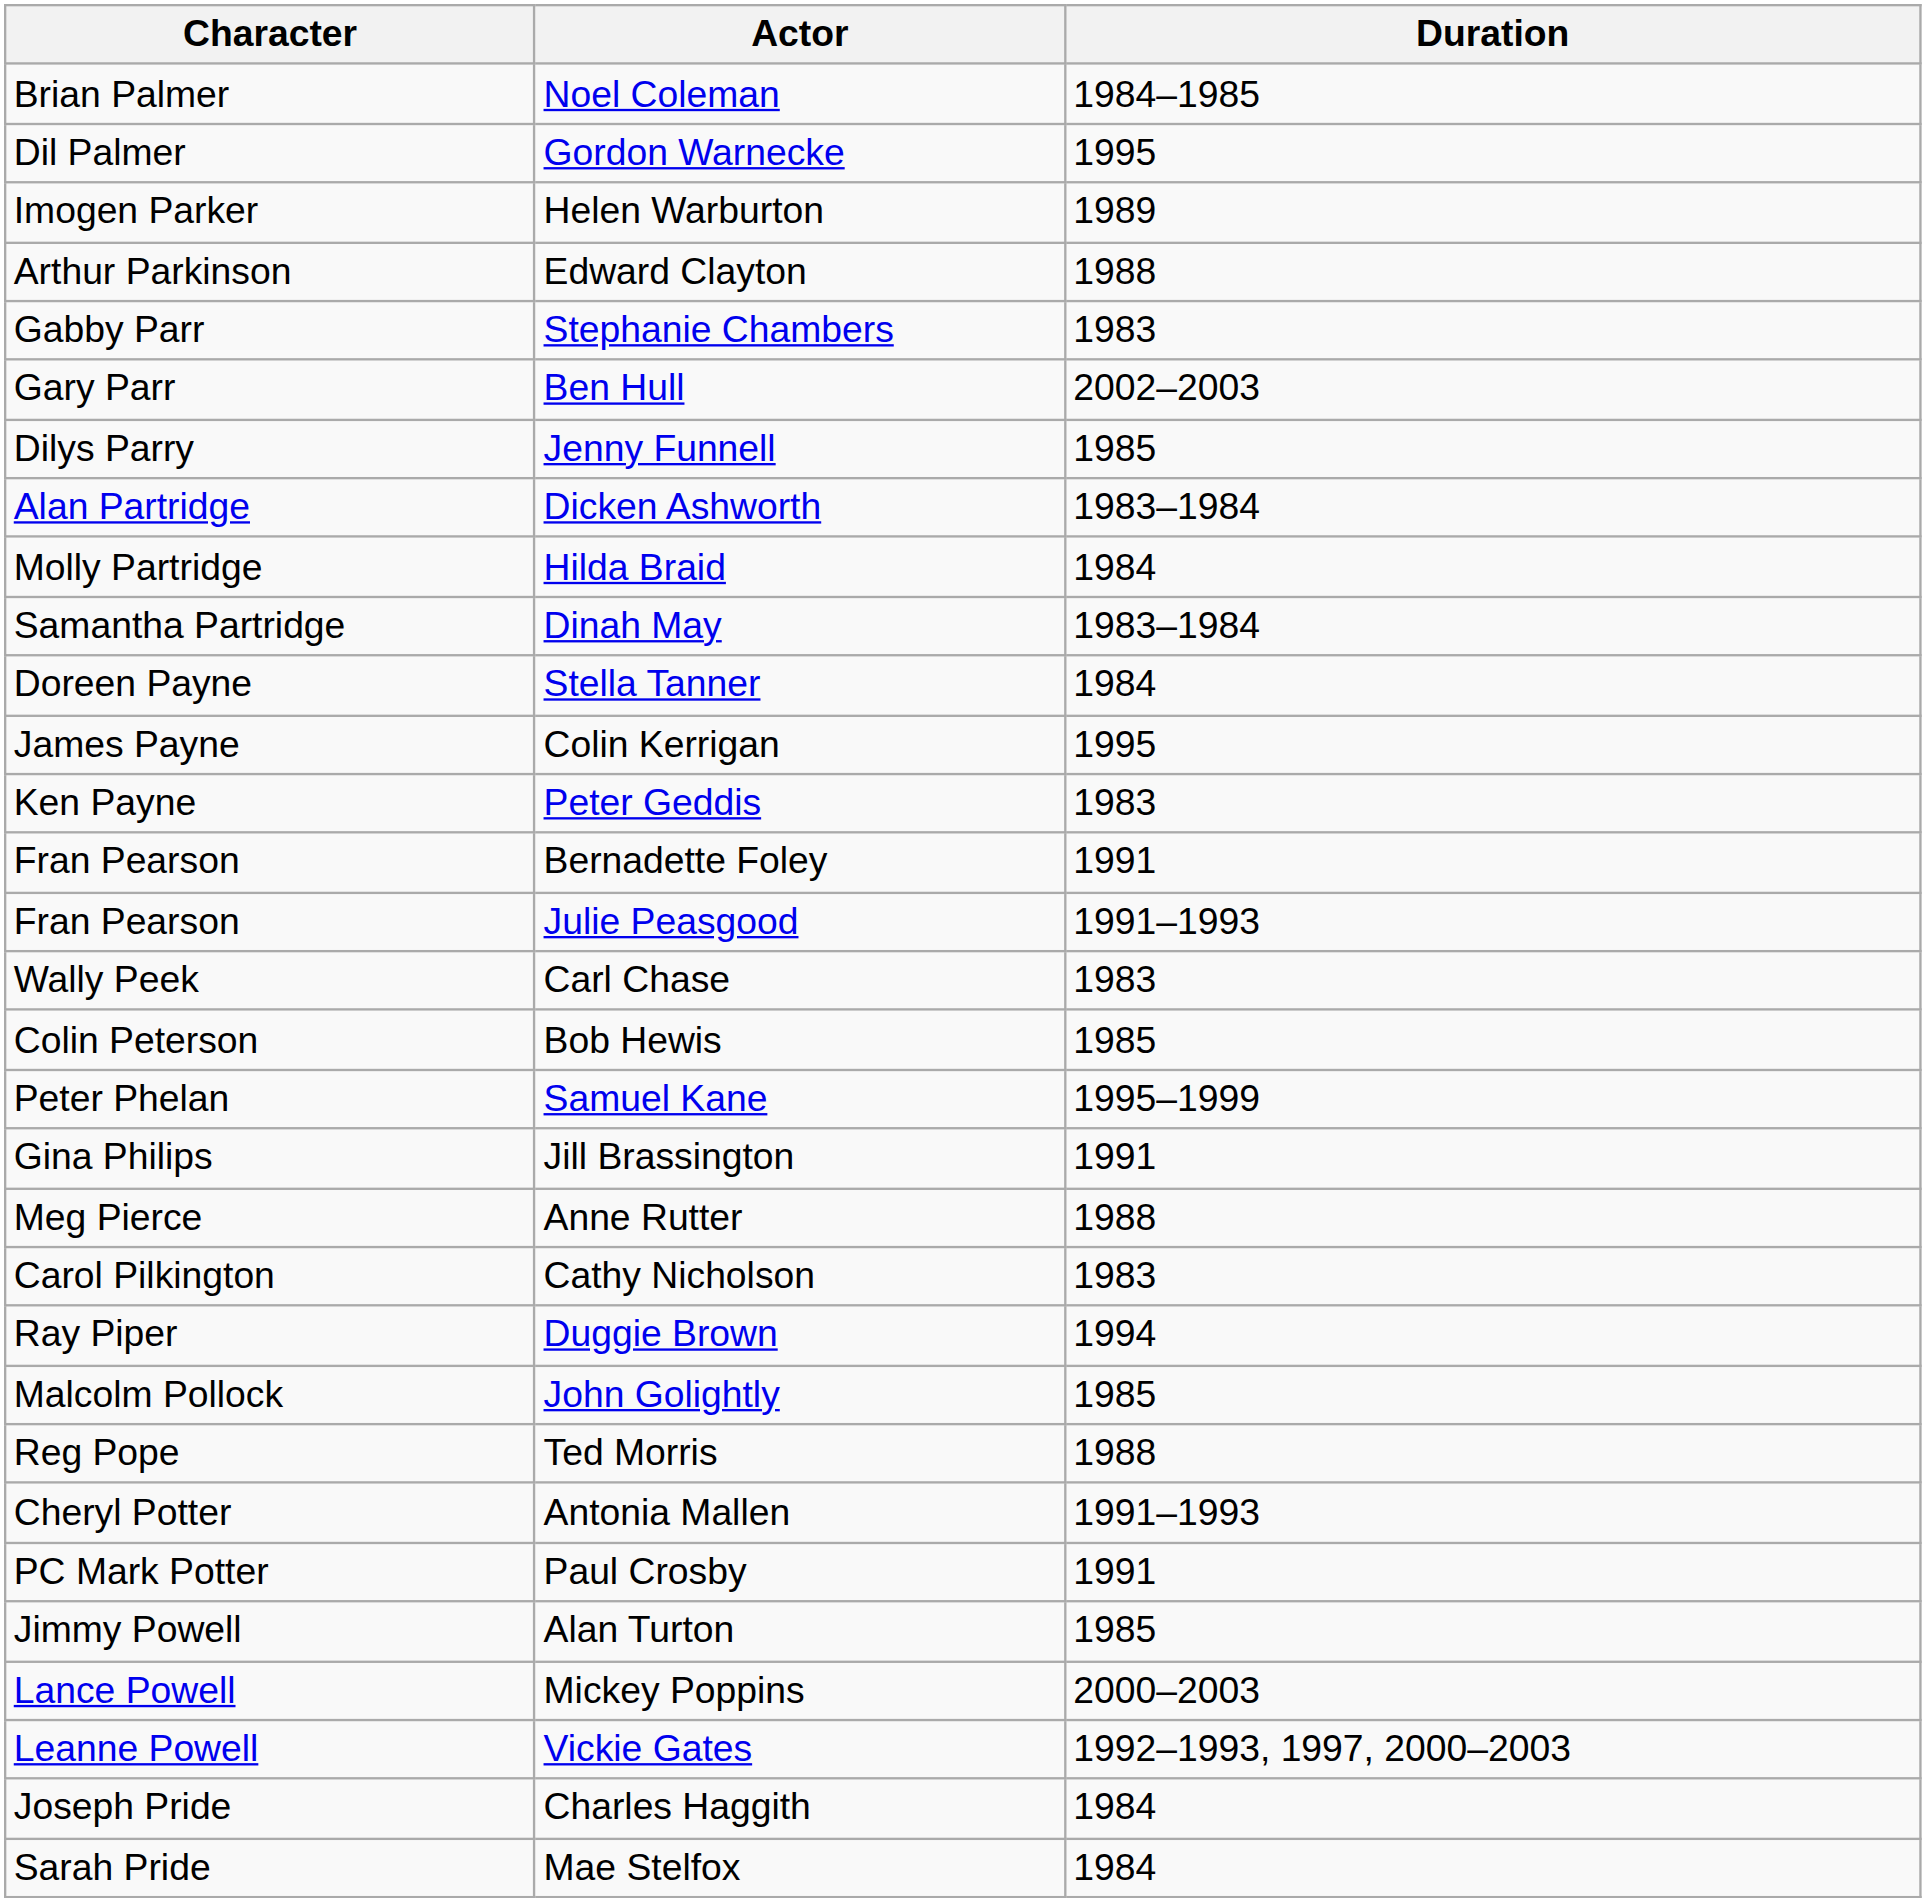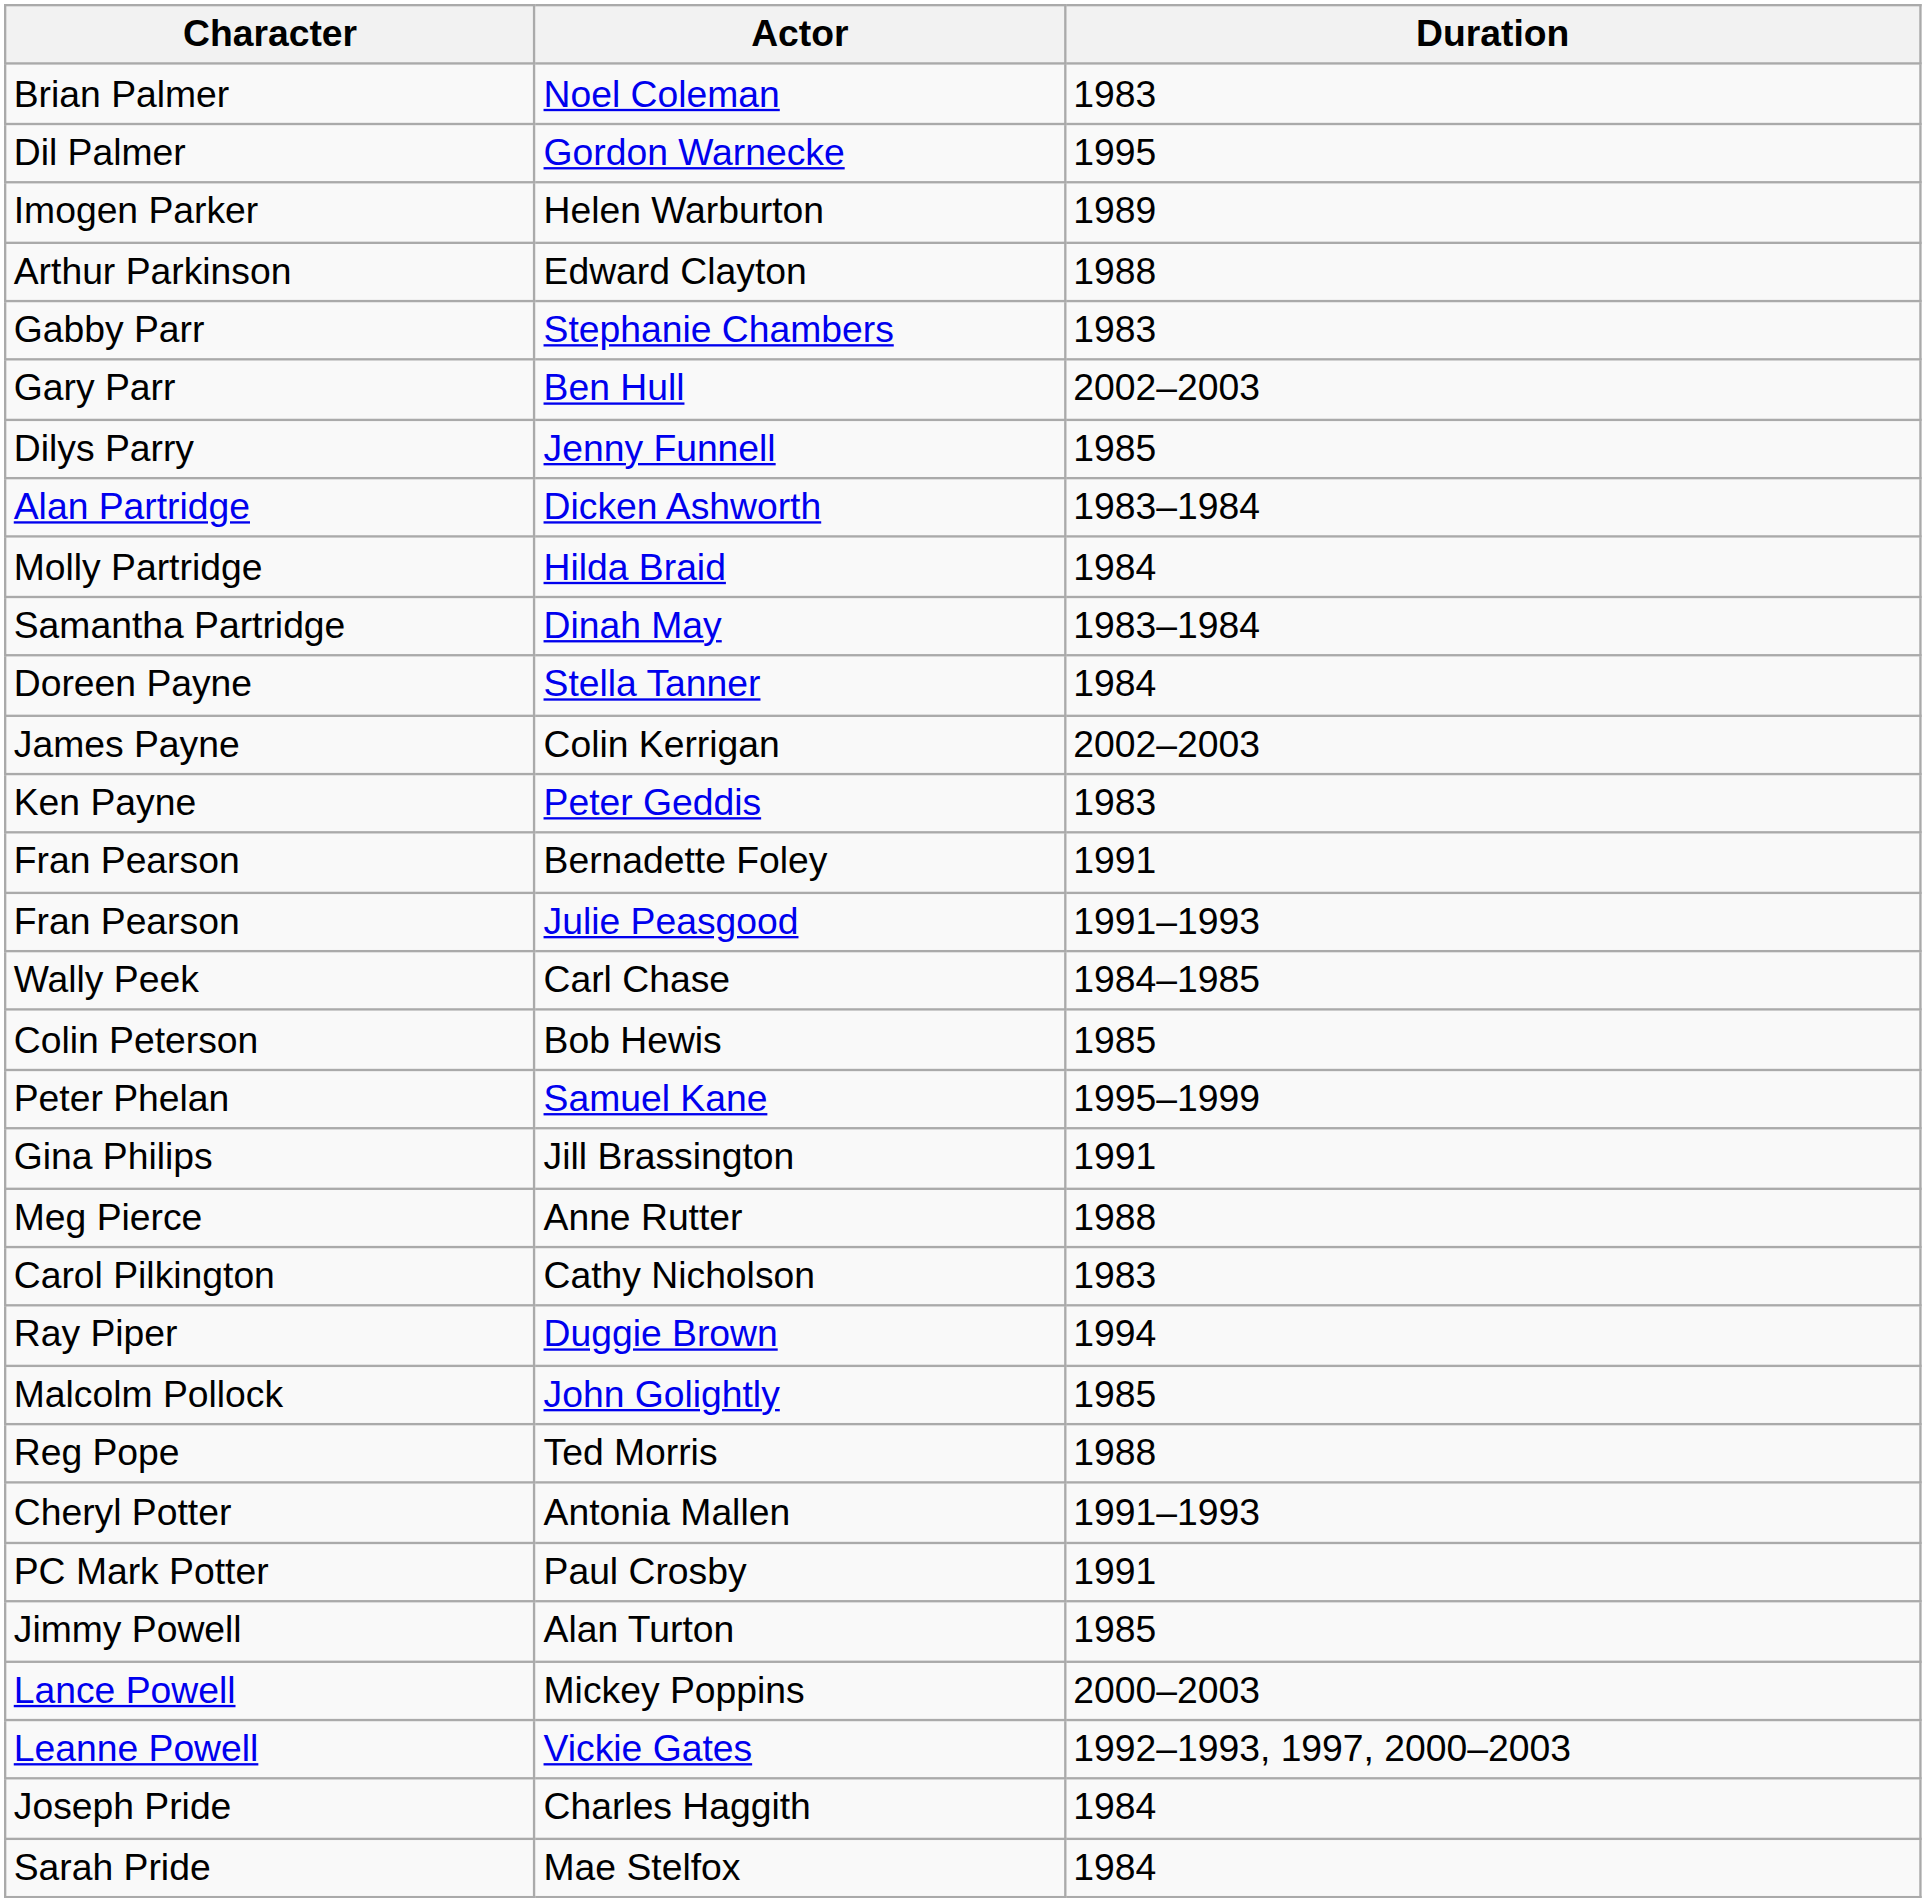(1167, 93) 1984–1985 -> (1115, 93) 1983
(1115, 743) 1995 -> (1167, 743) 2002–2003
(1115, 980) 1983 -> (1167, 980) 1984–1985
